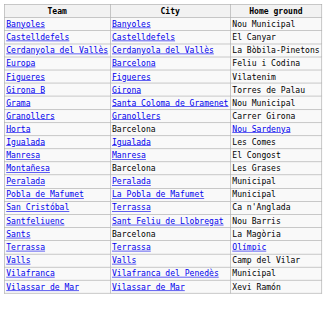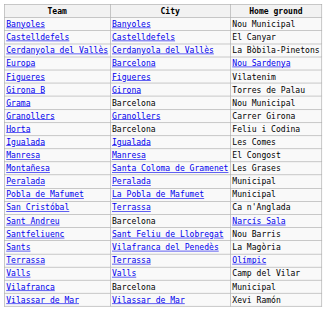(266, 63) Feliu i Codina -> (261, 63) Nou Sardenya
(170, 103) Santa Coloma de Gramenet -> (134, 103) Barcelona
(261, 129) Nou Sardenya -> (266, 129) Feliu i Codina
(134, 169) Barcelona -> (170, 169) Santa Coloma de Gramenet
+ row: (33, 221)
(134, 234) Barcelona -> (165, 247) Vilafranca del Penedès
(165, 274) Vilafranca del Penedès -> (134, 287) Barcelona
